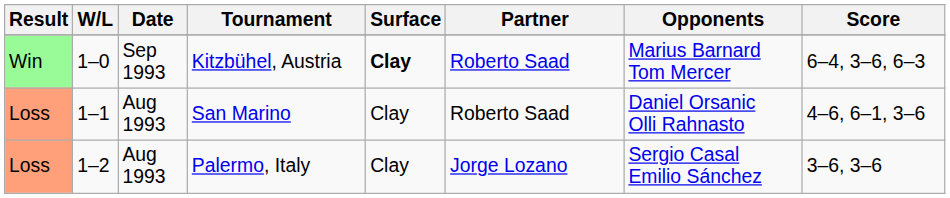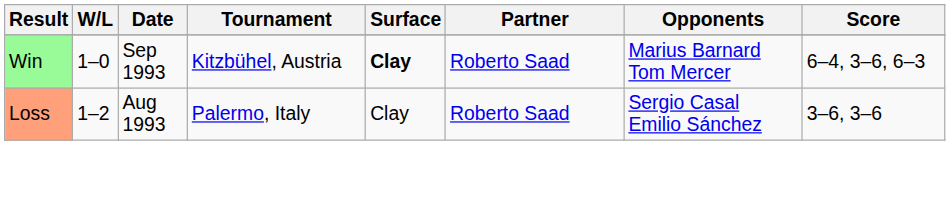- row: (241, 113)
(509, 166) Jorge Lozano -> (510, 113) Roberto Saad
